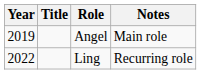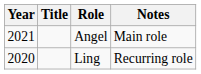(21, 36) 2019 -> (21, 36) 2021
(21, 58) 2022 -> (21, 58) 2020
